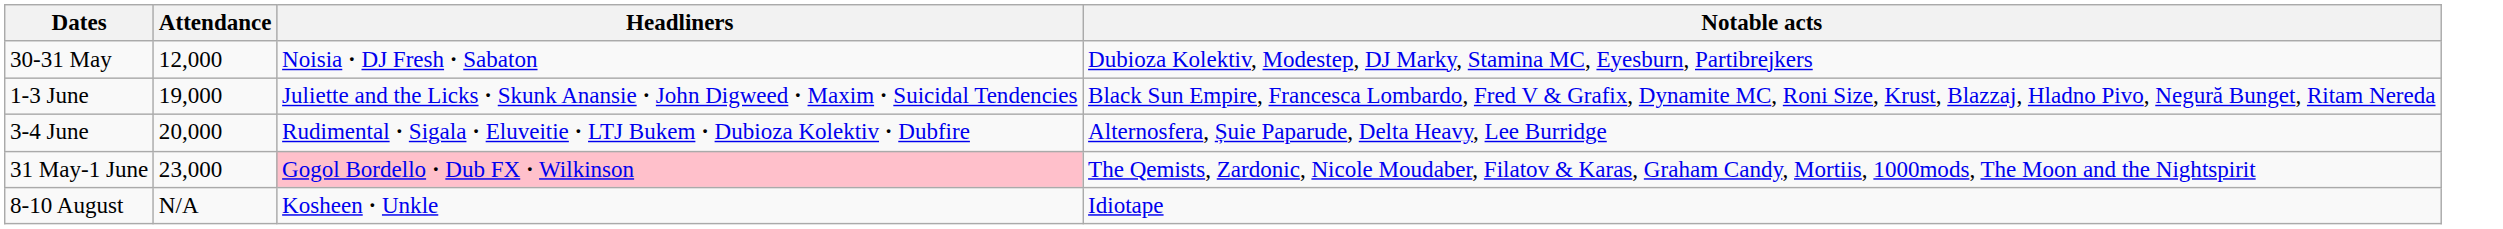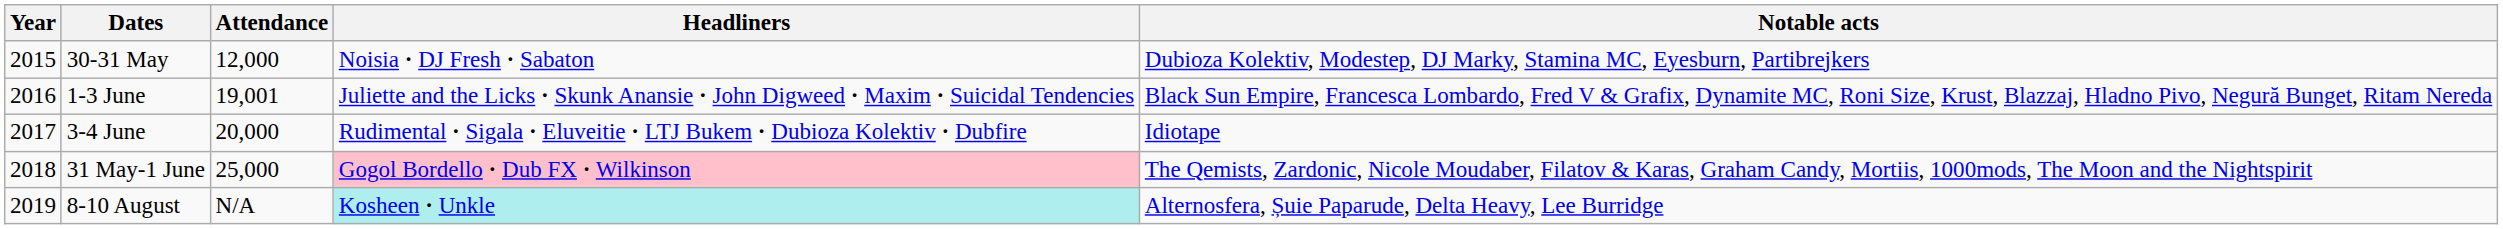+ column: (33, 22)
(191, 95) 19,000 -> (247, 95) 19,001
(1347, 132) Alternosfera, Șuie Paparude, Delta Heavy, Lee Burridge -> (1183, 132) Idiotape
(191, 168) 23,000 -> (247, 168) 25,000
(360, 205) no background -> (417, 205) paleturquoise background
(1126, 205) Idiotape -> (1404, 205) Alternosfera, Șuie Paparude, Delta Heavy, Lee Burridge
